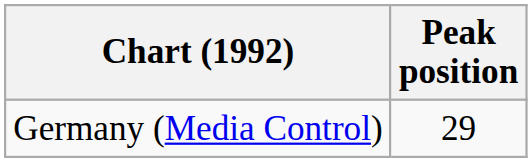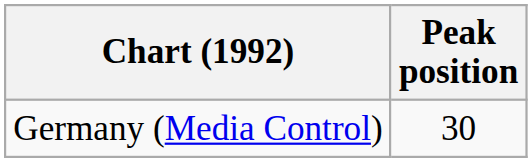(459, 127) 29 -> (459, 127) 30
